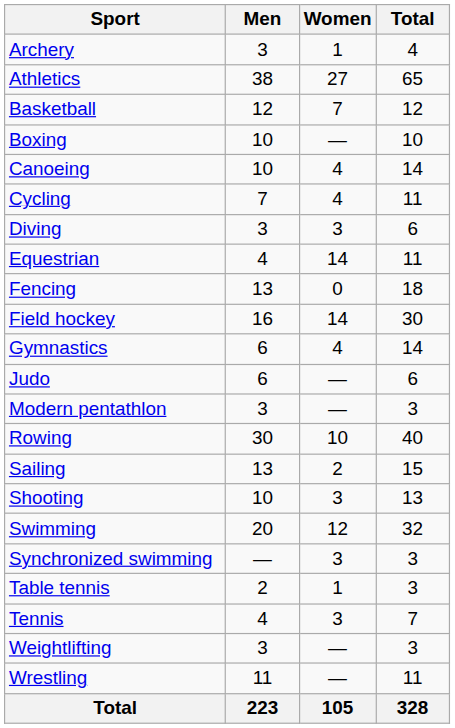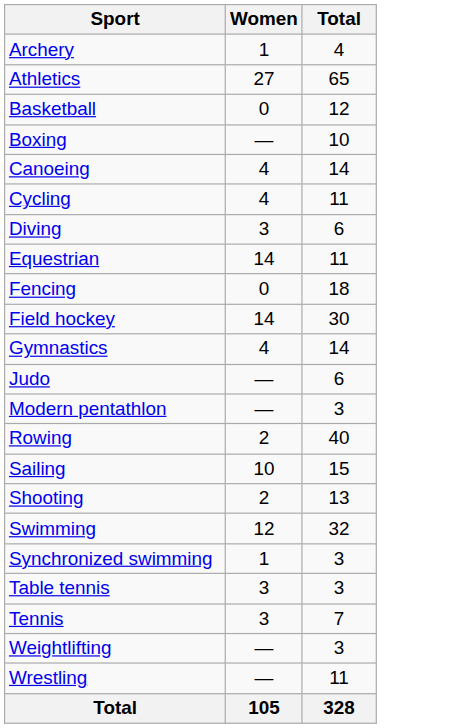- column: (262, 19)
(338, 109) 7 -> (264, 109) 0
(338, 438) 10 -> (264, 438) 2
(338, 468) 2 -> (264, 468) 10
(338, 498) 3 -> (264, 498) 2
(338, 558) 3 -> (264, 558) 1
(338, 588) 1 -> (264, 588) 3
